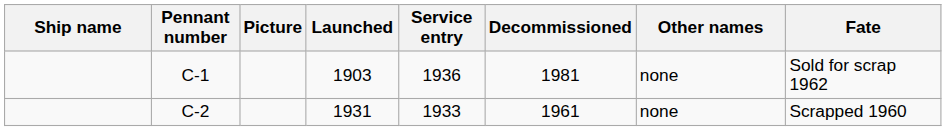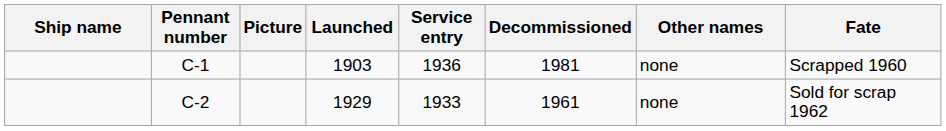(843, 74) Sold for scrap 1962 -> (848, 65) Scrapped 1960
(352, 111) 1931 -> (352, 102) 1929
(848, 111) Scrapped 1960 -> (843, 102) Sold for scrap 1962
